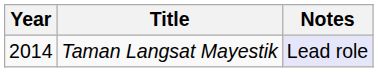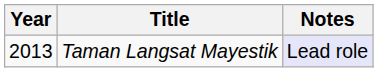(31, 50) 2014 -> (31, 50) 2013
